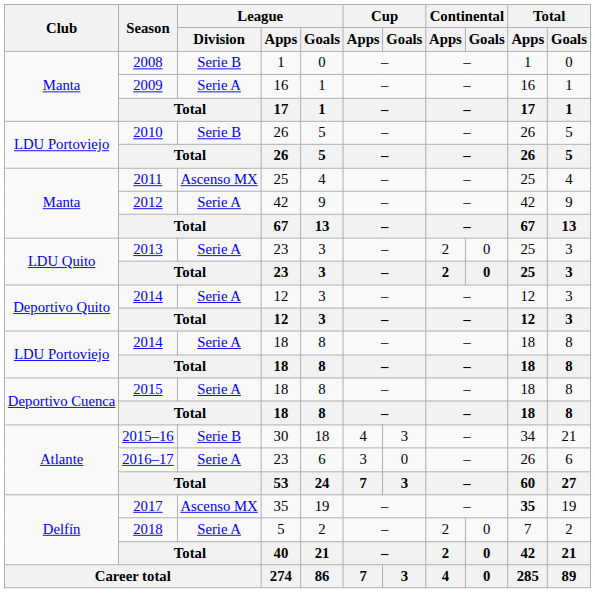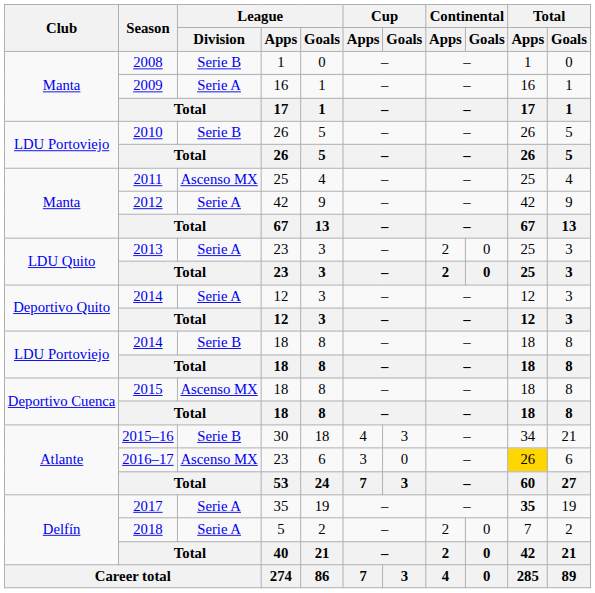(219, 343) Serie A -> (219, 343) Serie B
(219, 389) Serie A -> (219, 389) Ascenso MX
(219, 459) Serie A -> (219, 459) Ascenso MX
(528, 459) no background -> (528, 459) gold background
(219, 506) Ascenso MX -> (219, 506) Serie A
